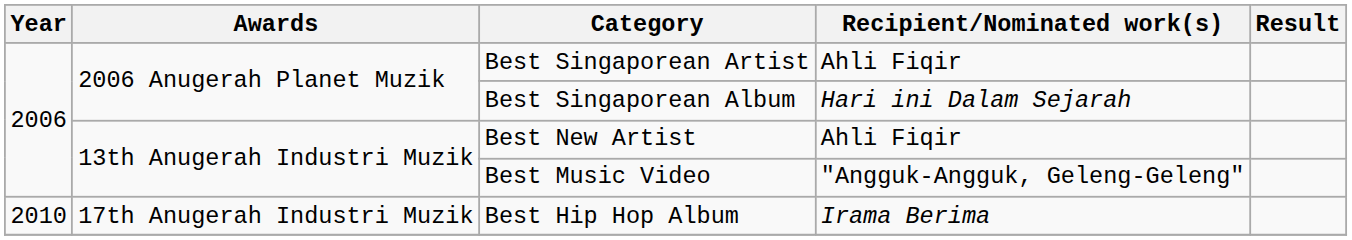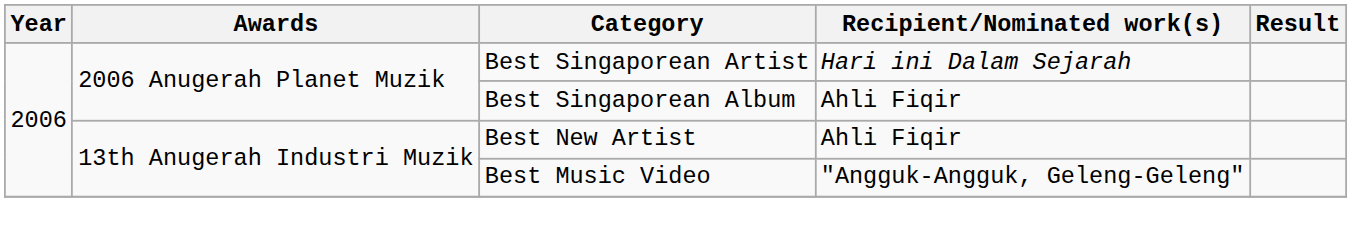(891, 62) Ahli Fiqir -> (976, 62) Hari ini Dalam Sejarah
(976, 101) Hari ini Dalam Sejarah -> (891, 101) Ahli Fiqir
- row: (612, 216)
